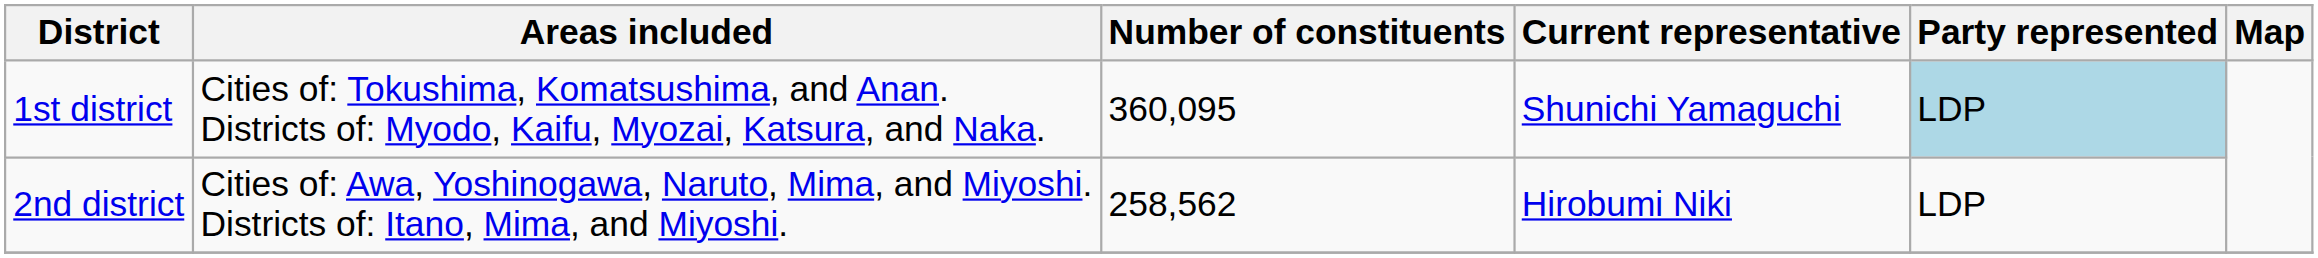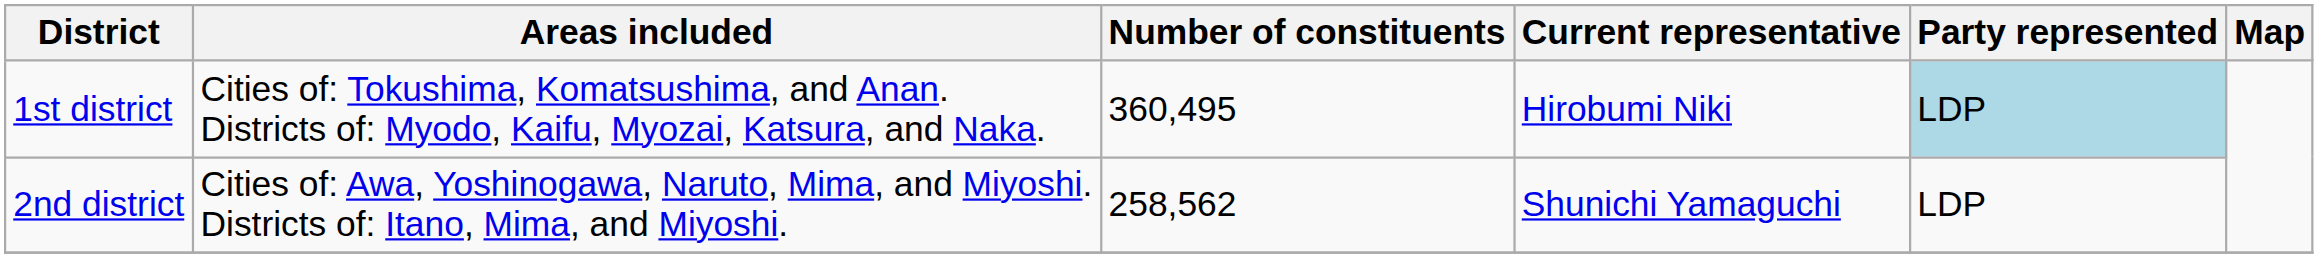(1173, 108) 360,095 -> (1173, 108) 360,495
(1681, 108) Shunichi Yamaguchi -> (1627, 108) Hirobumi Niki
(1627, 204) Hirobumi Niki -> (1681, 204) Shunichi Yamaguchi
